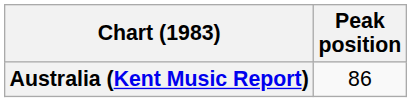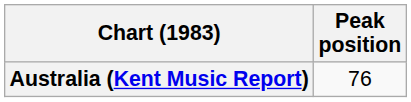(360, 79) 86 -> (360, 79) 76
